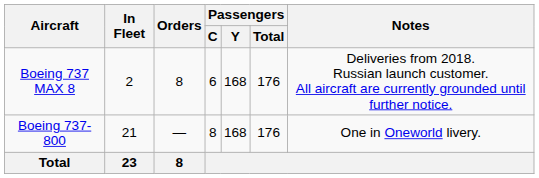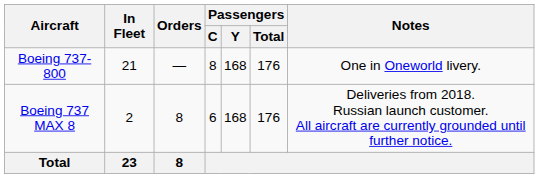rows swapped: (55, 133) <-> (55, 81)
